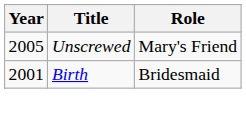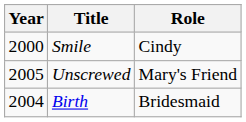+ row: (71, 46)
(26, 74) 2001 -> (26, 102) 2004
